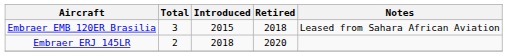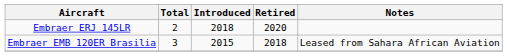rows swapped: (82, 28) <-> (82, 43)
